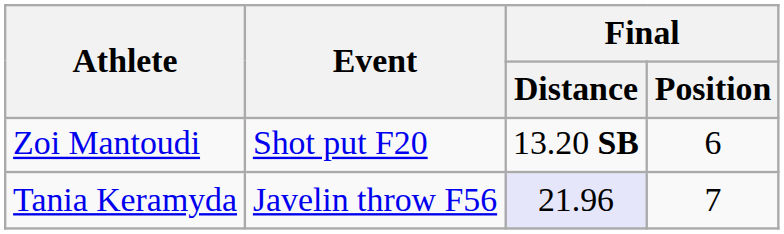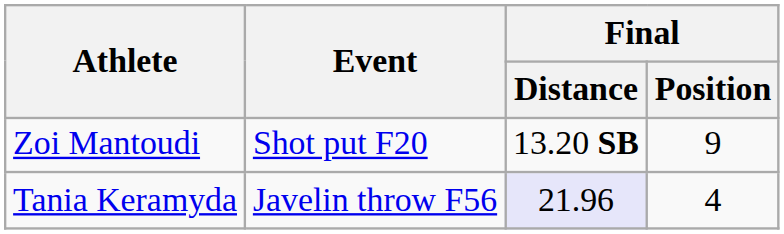(713, 144) 6 -> (713, 144) 9
(713, 200) 7 -> (713, 200) 4
